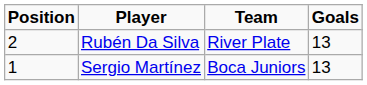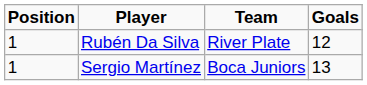(12, 42) 2 -> (12, 42) 1
(321, 42) 13 -> (321, 42) 12
